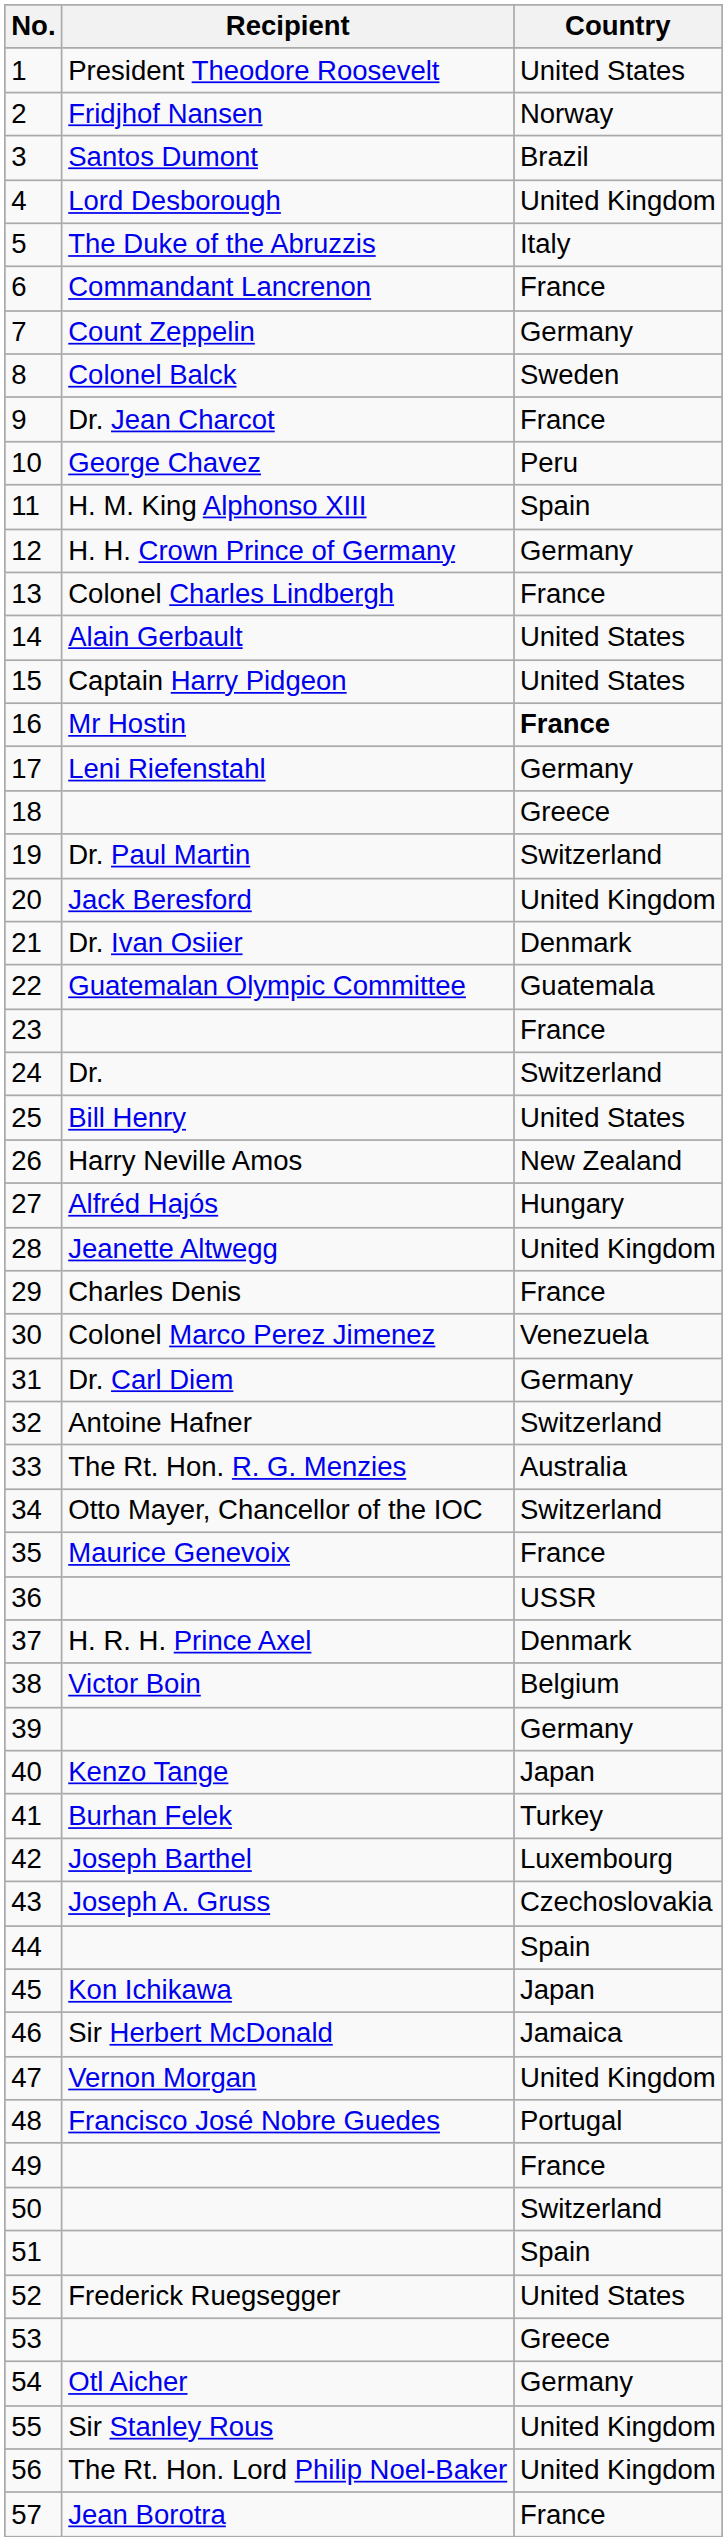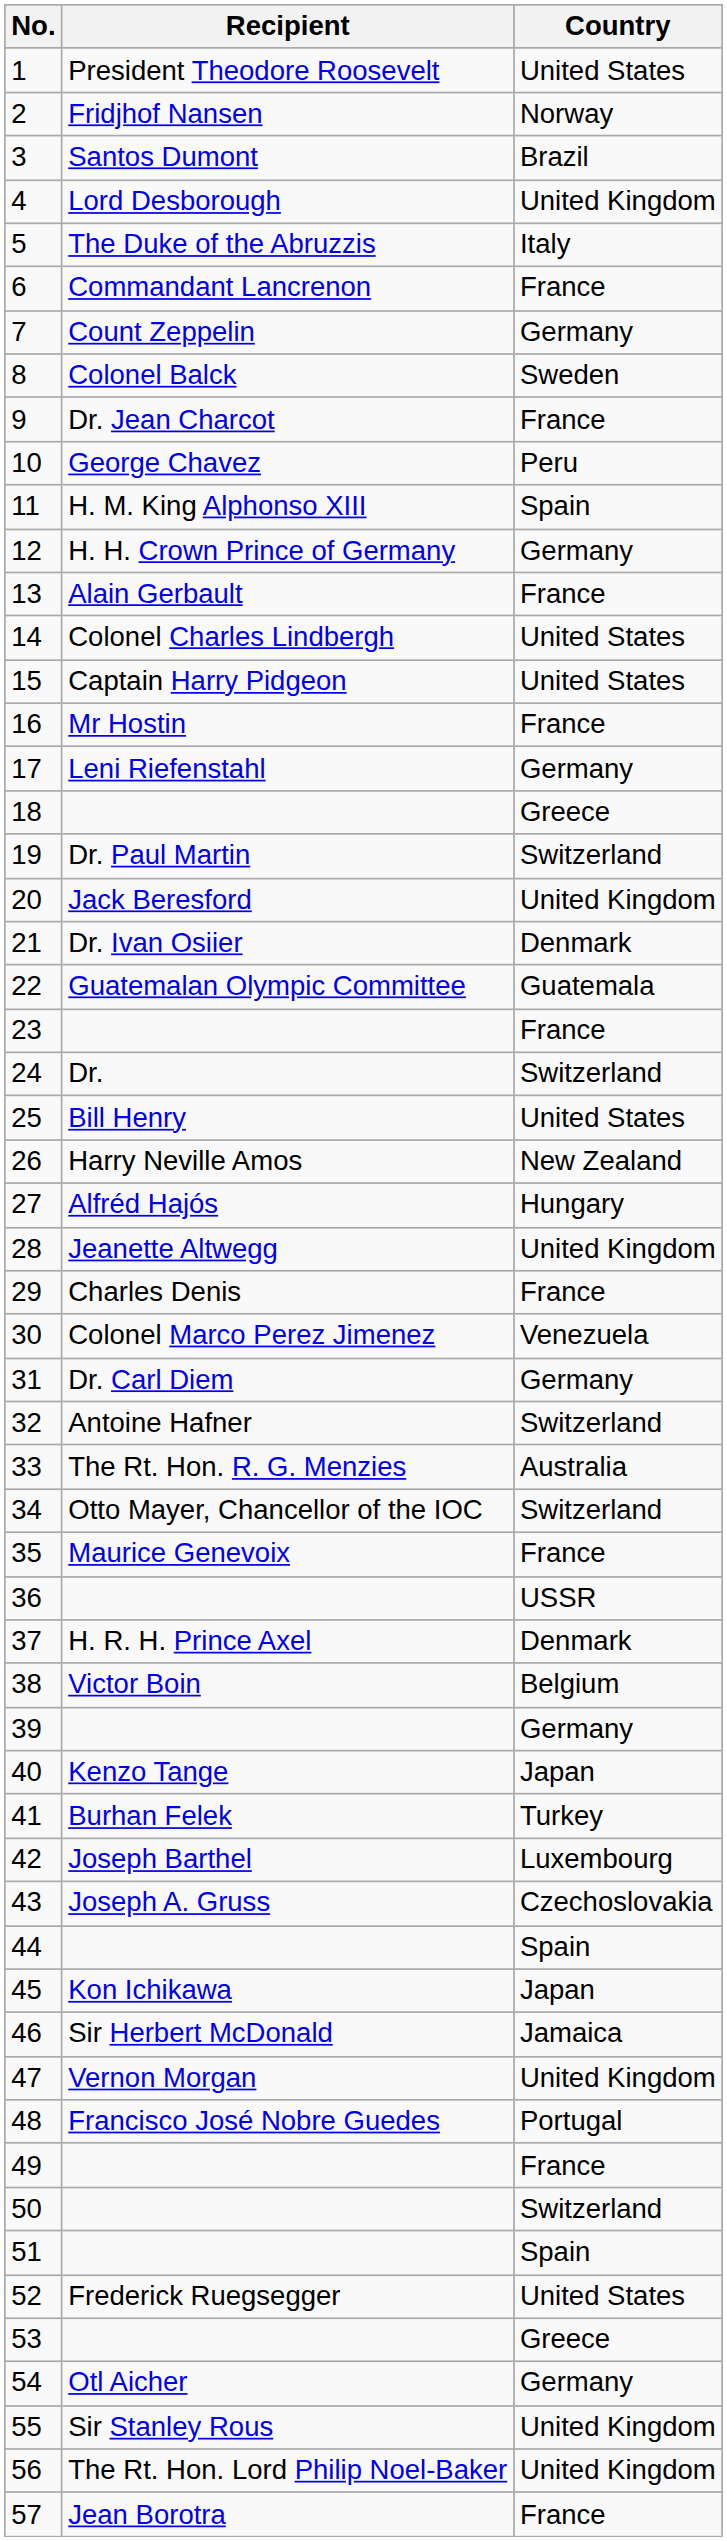(231, 593) Colonel Charles Lindbergh -> (155, 593) Alain Gerbault
(155, 637) Alain Gerbault -> (231, 637) Colonel Charles Lindbergh
(565, 724) bold -> (563, 724) normal
